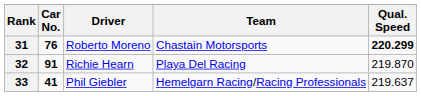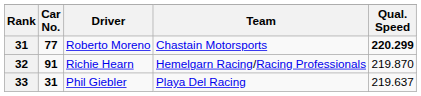(51, 45) 76 -> (51, 45) 77
(201, 64) Playa Del Racing -> (261, 64) Hemelgarn Racing/Racing Professionals
(51, 83) 41 -> (51, 83) 31
(261, 83) Hemelgarn Racing/Racing Professionals -> (201, 83) Playa Del Racing
